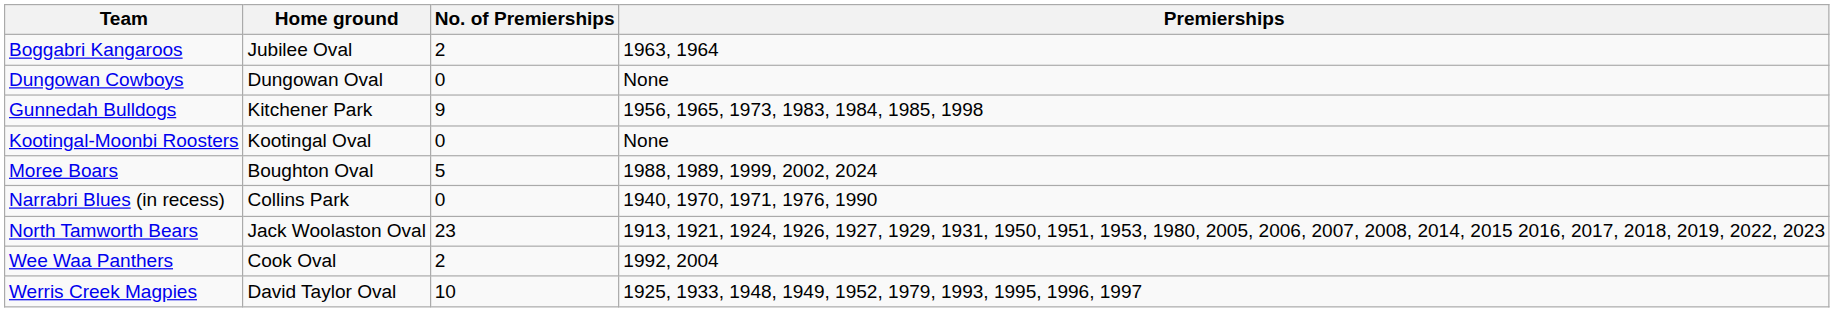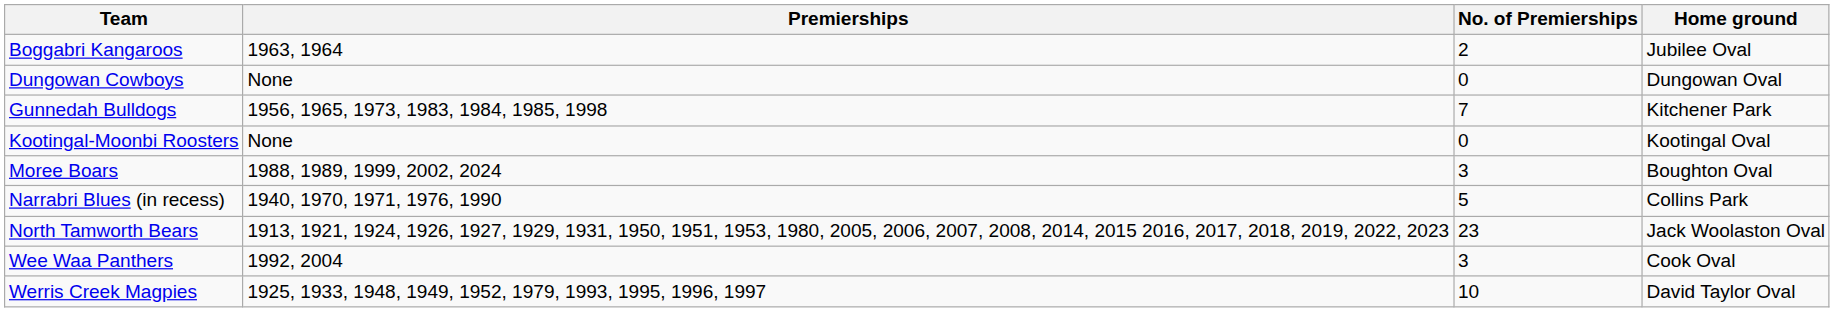columns swapped: (337, 19) <-> (1224, 19)
(440, 110) 9 -> (1463, 110) 7
(440, 170) 5 -> (1463, 170) 3
(440, 200) 0 -> (1463, 200) 5
(440, 261) 2 -> (1463, 261) 3
